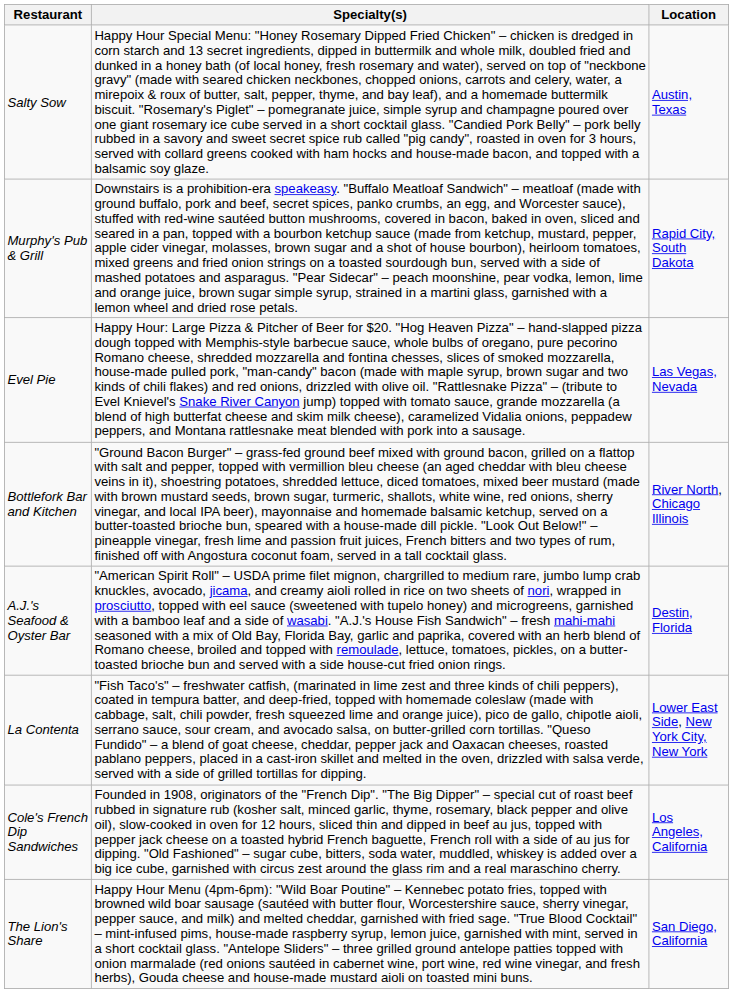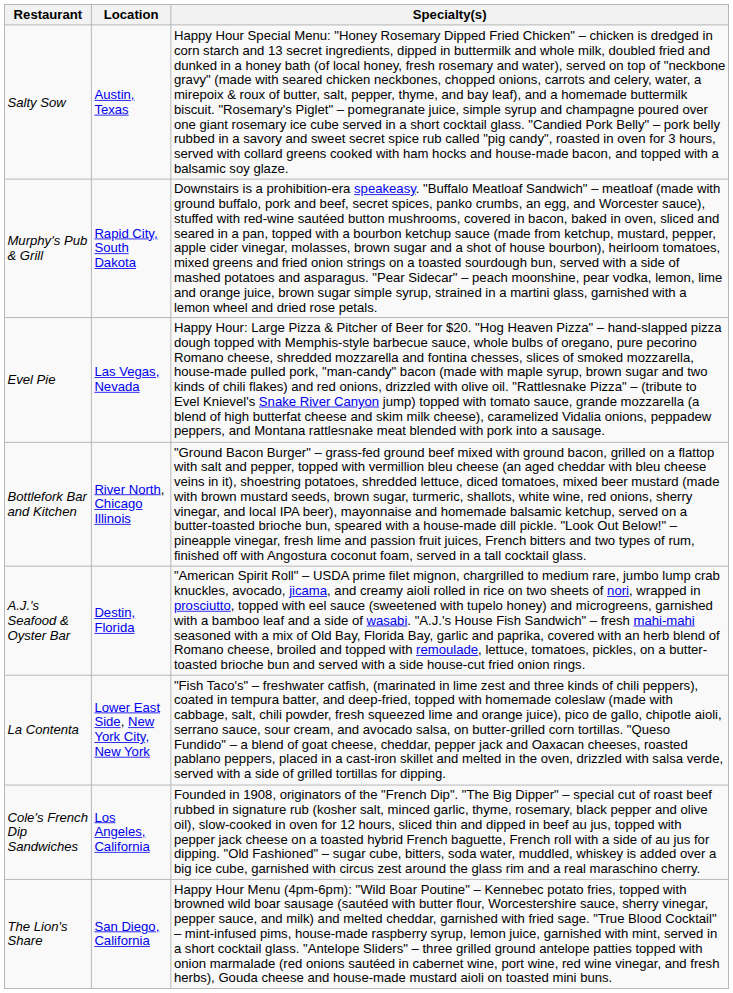columns swapped: (689, 14) <-> (370, 14)
